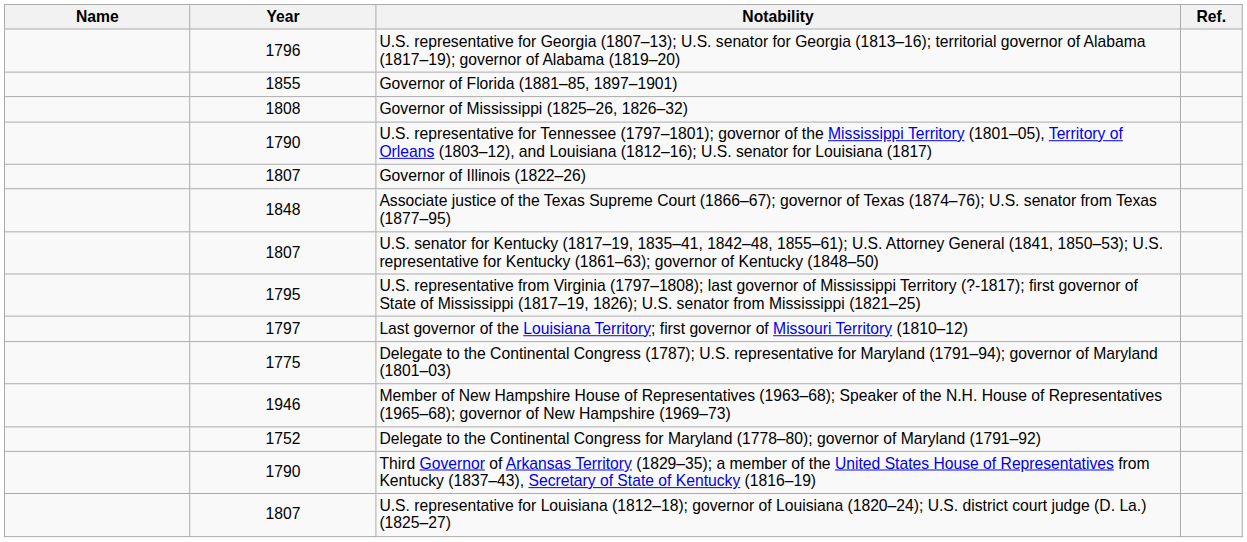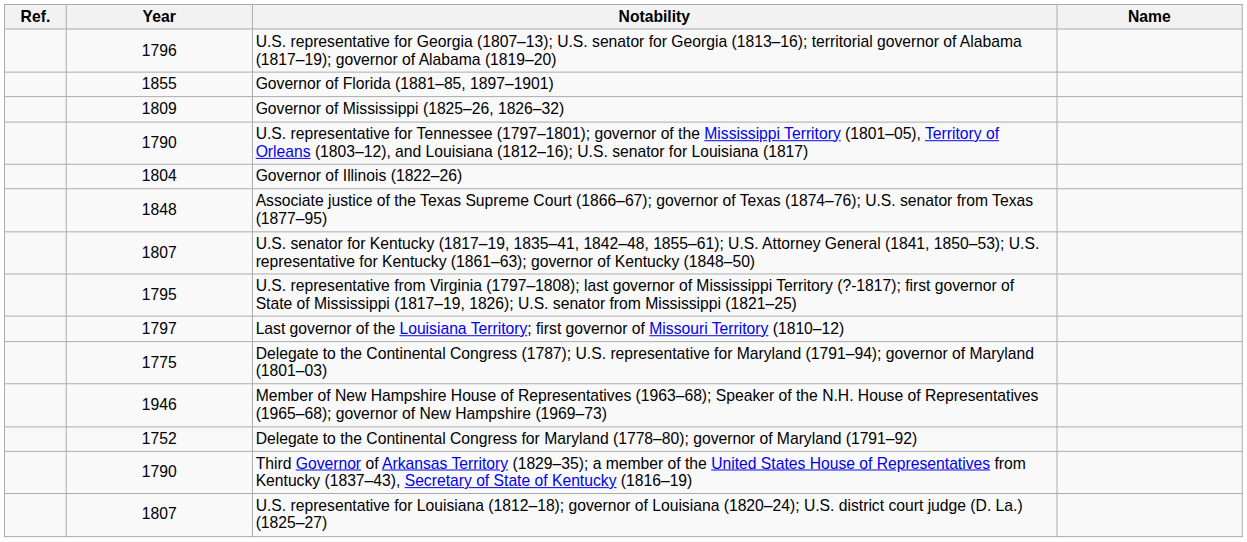columns swapped: (97, 16) <-> (1211, 16)
(283, 109) 1808 -> (159, 109) 1809
(283, 176) 1807 -> (159, 176) 1804
